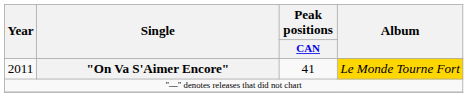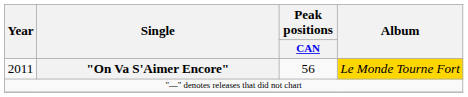(308, 68) 41 -> (308, 68) 56
